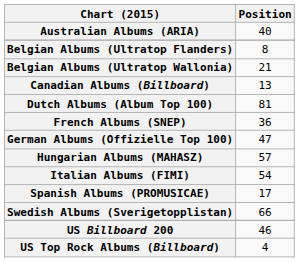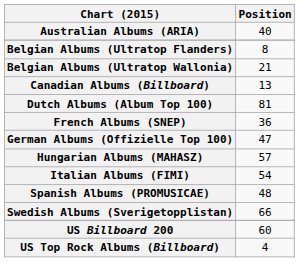(265, 194) 17 -> (265, 194) 48
(265, 230) 46 -> (265, 230) 60
